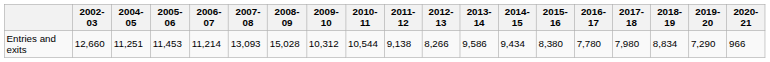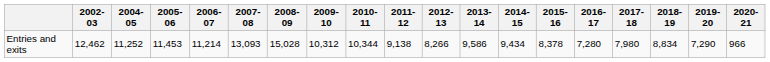(90, 44) 12,660 -> (90, 44) 12,462
(128, 44) 11,251 -> (128, 44) 11,252
(363, 44) 10,544 -> (363, 44) 10,344
(551, 44) 8,380 -> (551, 44) 8,378
(589, 44) 7,780 -> (589, 44) 7,280
